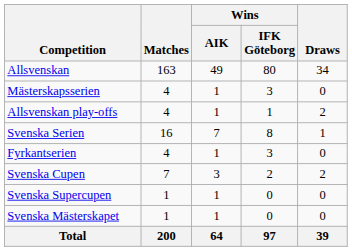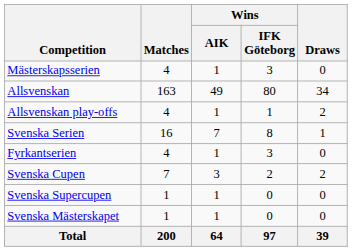rows swapped: (38, 71) <-> (54, 91)
